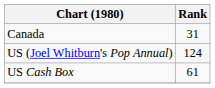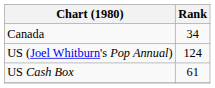(193, 33) 31 -> (193, 33) 34
